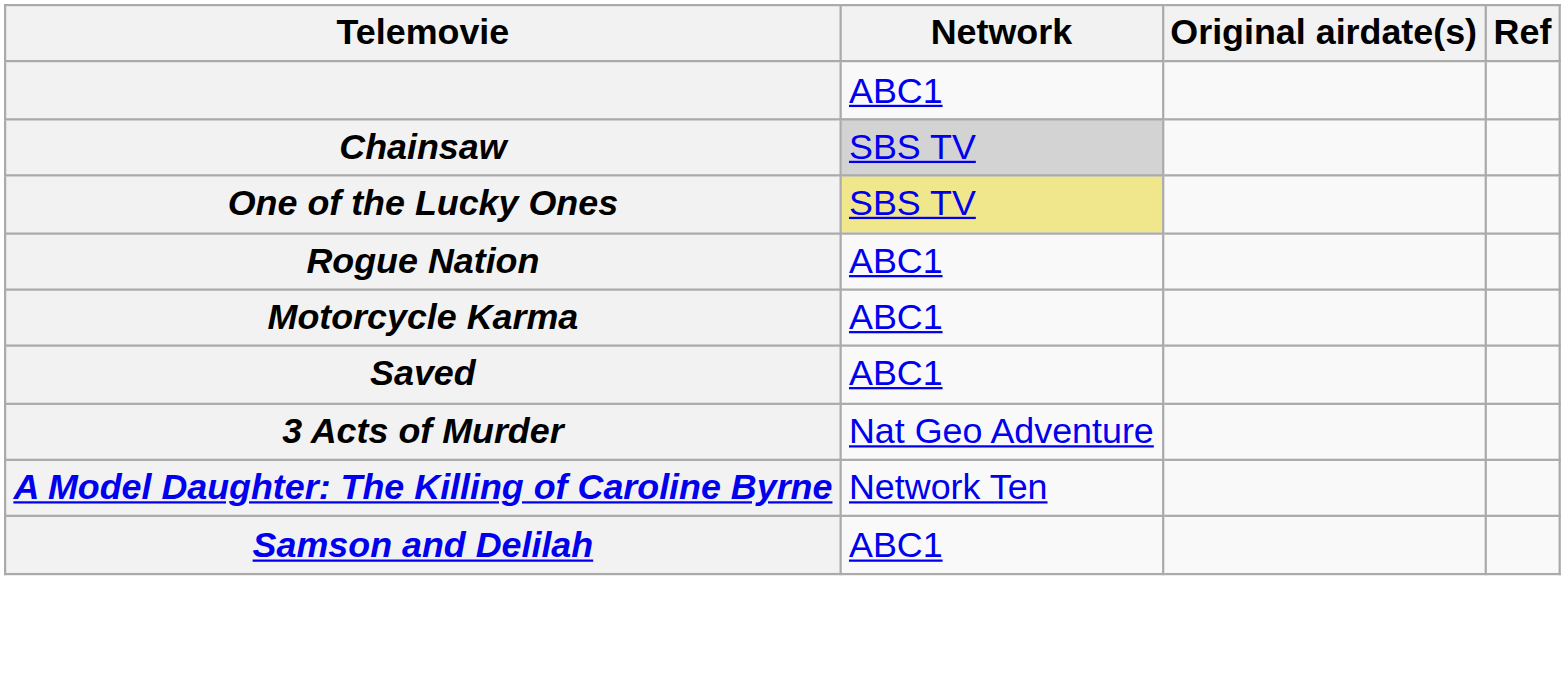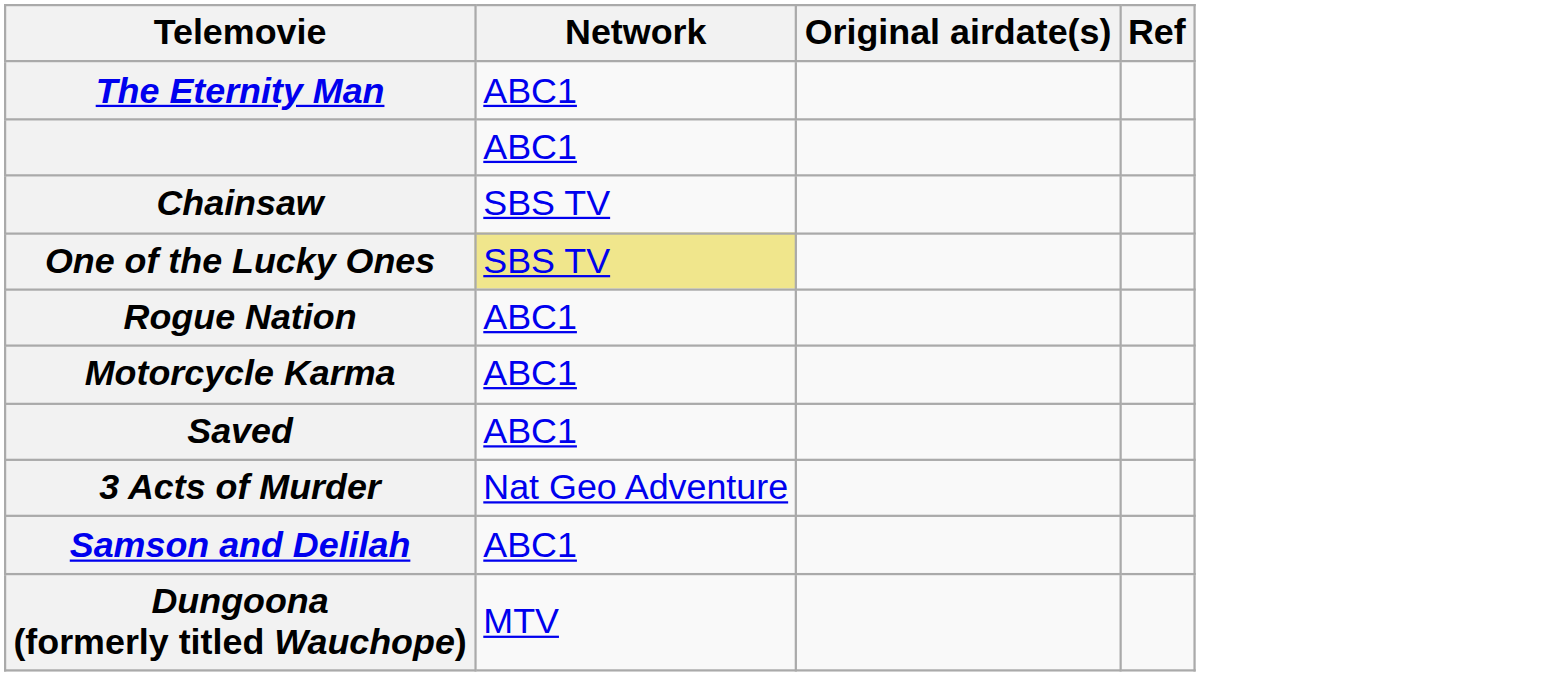+ row: (240, 89)
(912, 146) lightgrey background -> (547, 203) no background
- row: (423, 487)
+ row: (240, 621)
